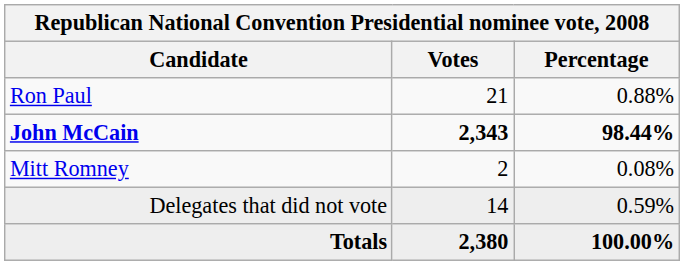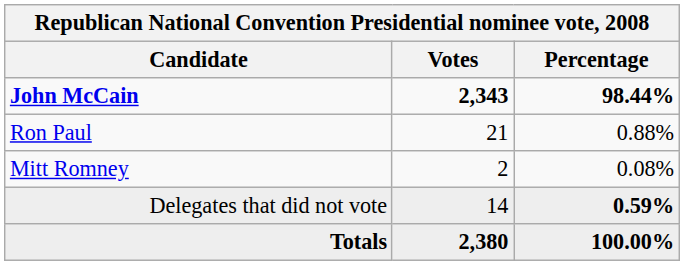rows swapped: (74, 132) <-> (51, 96)
(645, 205) normal -> (644, 205) bold
